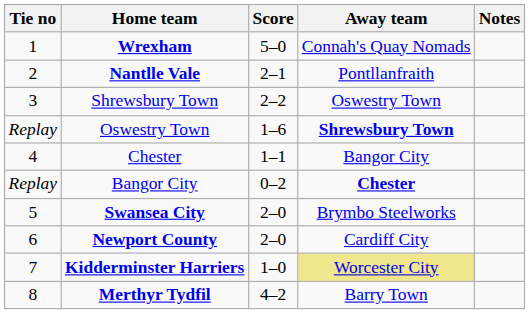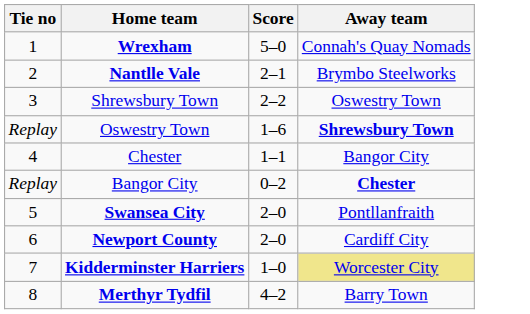- column: (499, 18)
(386, 73) Pontllanfraith -> (386, 73) Brymbo Steelworks
(386, 211) Brymbo Steelworks -> (386, 211) Pontllanfraith
